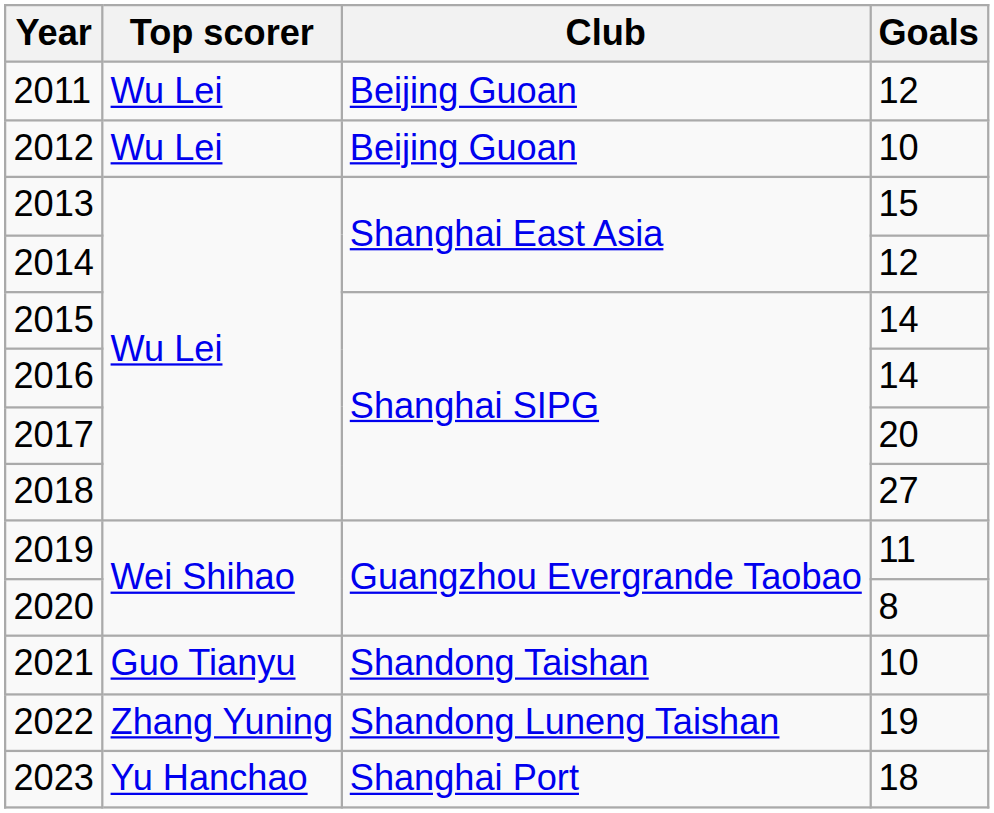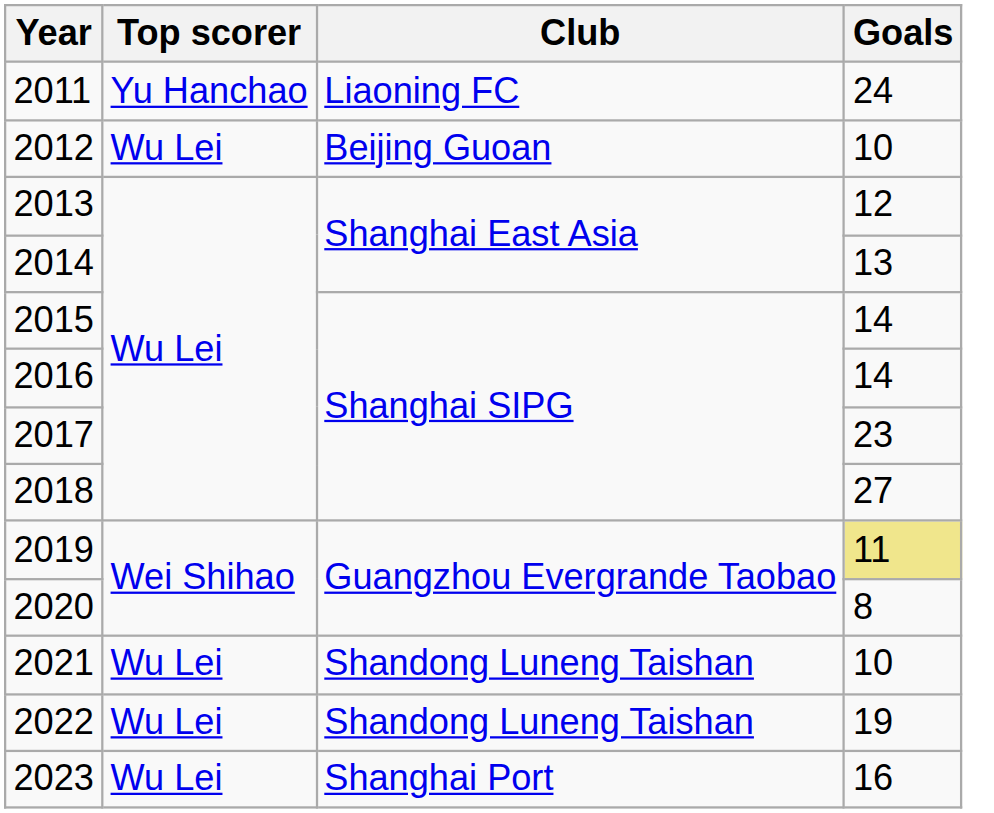(167, 90) Wu Lei -> (209, 90) Yu Hanchao
(463, 90) Beijing Guoan -> (422, 90) Liaoning FC
(899, 90) 12 -> (873, 90) 24
(899, 205) 15 -> (873, 205) 12
(899, 262) 12 -> (873, 262) 13
(899, 434) 20 -> (873, 434) 23
(897, 549) no background -> (872, 549) khaki background
(203, 663) Guo Tianyu -> (167, 663) Wu Lei
(499, 663) Shandong Taishan -> (539, 663) Shandong Luneng Taishan
(222, 721) Zhang Yuning -> (167, 721) Wu Lei
(209, 778) Yu Hanchao -> (167, 778) Wu Lei
(899, 778) 18 -> (873, 778) 16
